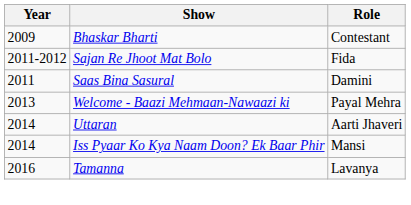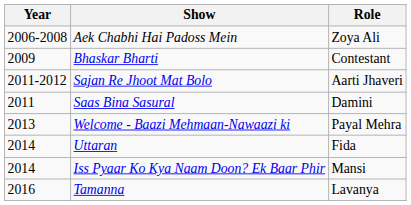+ row: (155, 37)
(343, 59) Fida -> (367, 80) Aarti Jhaveri
(367, 124) Aarti Jhaveri -> (344, 146) Fida
